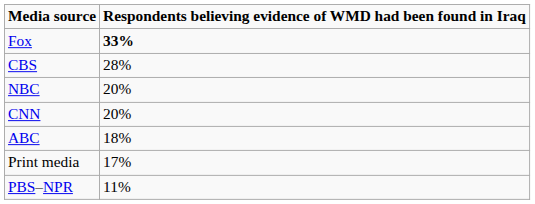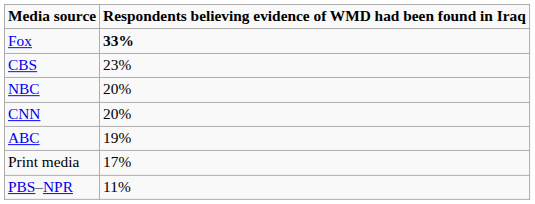(117, 65) 28% -> (117, 65) 23%
(117, 138) 18% -> (117, 138) 19%
